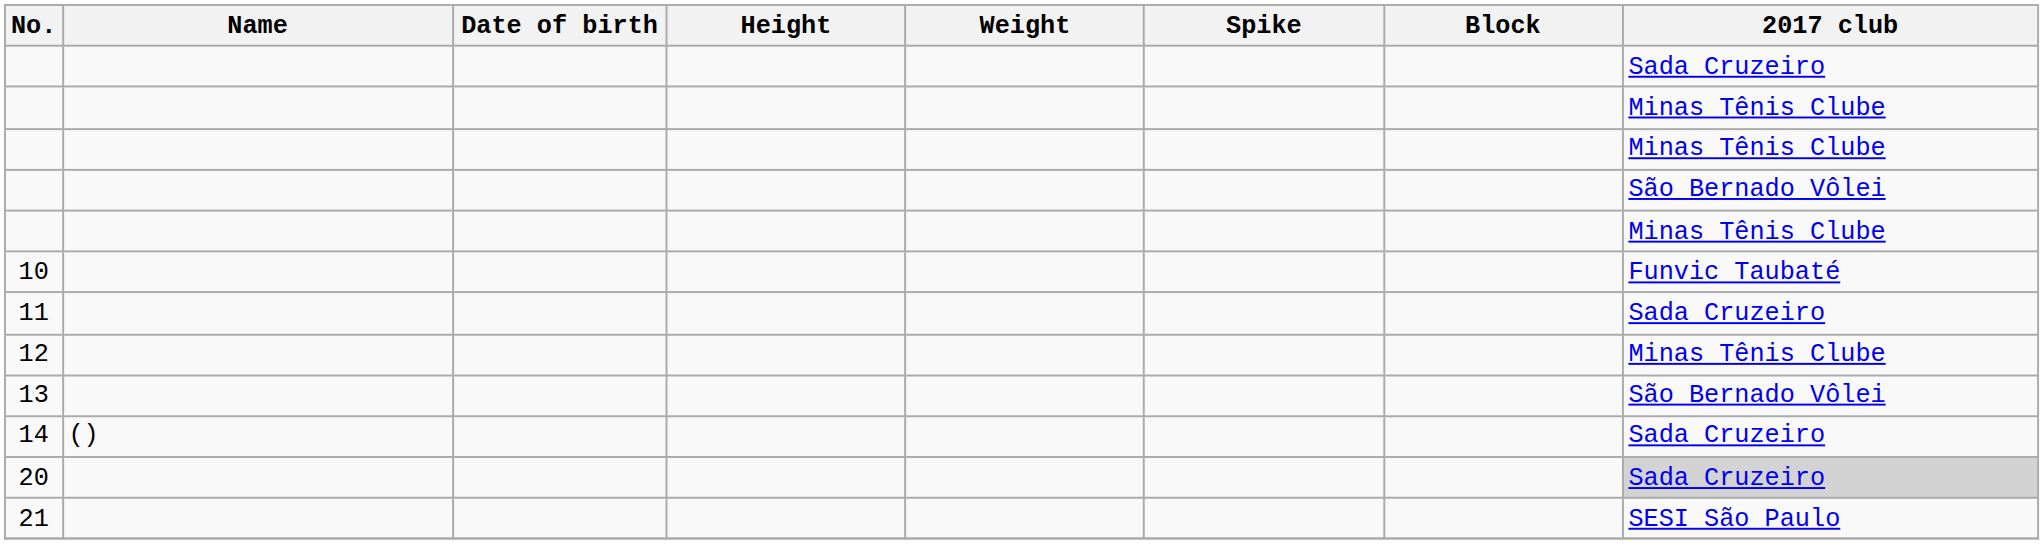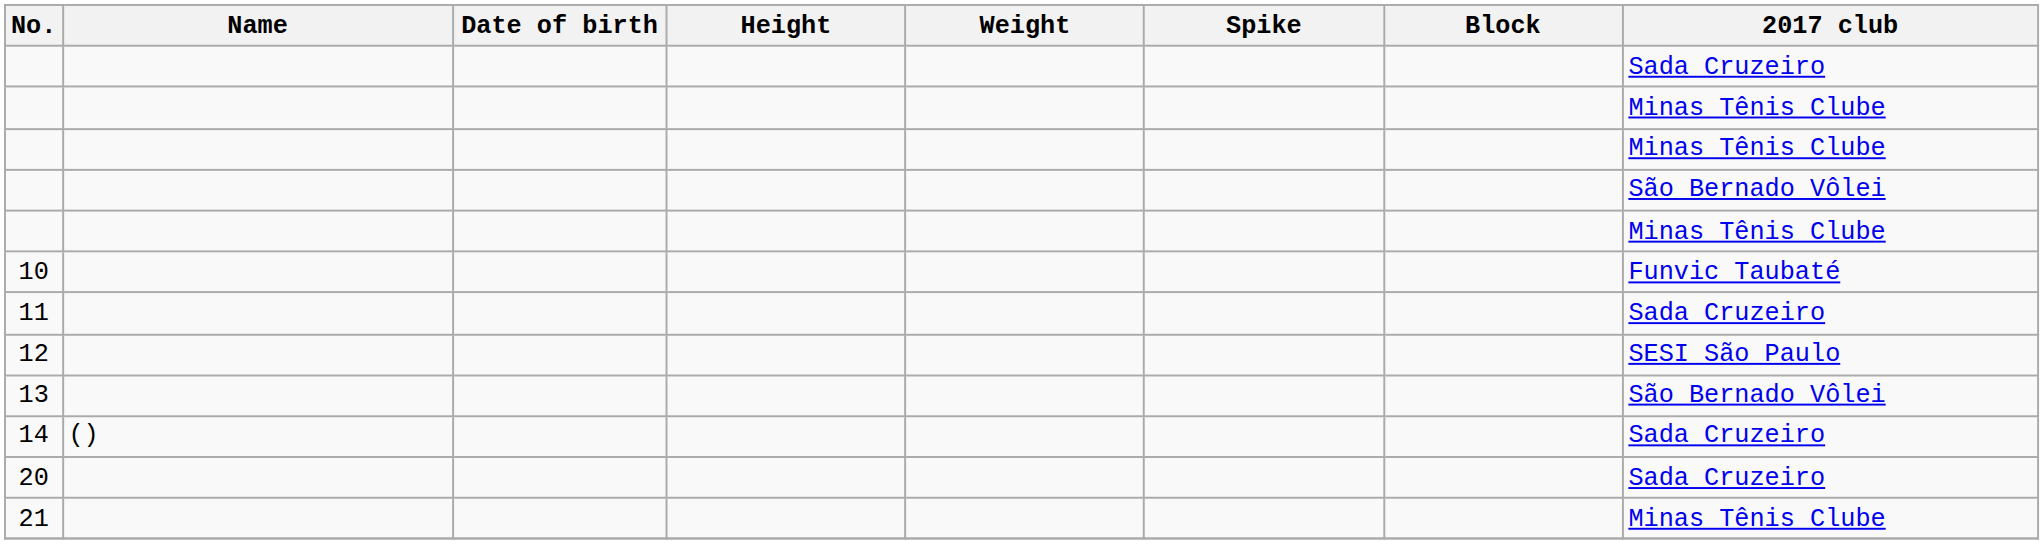(1757, 354) Minas Tênis Clube -> (1734, 354) SESI São Paulo
(1727, 478) lightgrey background -> (1727, 478) no background
(1734, 519) SESI São Paulo -> (1757, 519) Minas Tênis Clube
